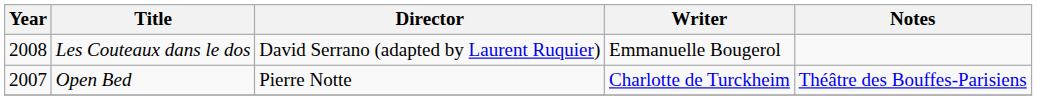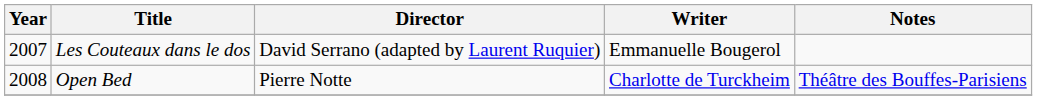(28, 49) 2008 -> (28, 49) 2007
(28, 79) 2007 -> (28, 79) 2008
